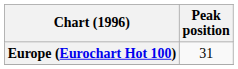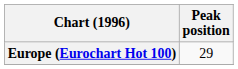(206, 53) 31 -> (206, 53) 29
